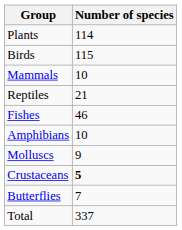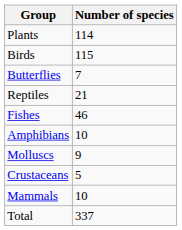rows swapped: (33, 75) <-> (34, 195)
(78, 175) bold -> (78, 175) normal
